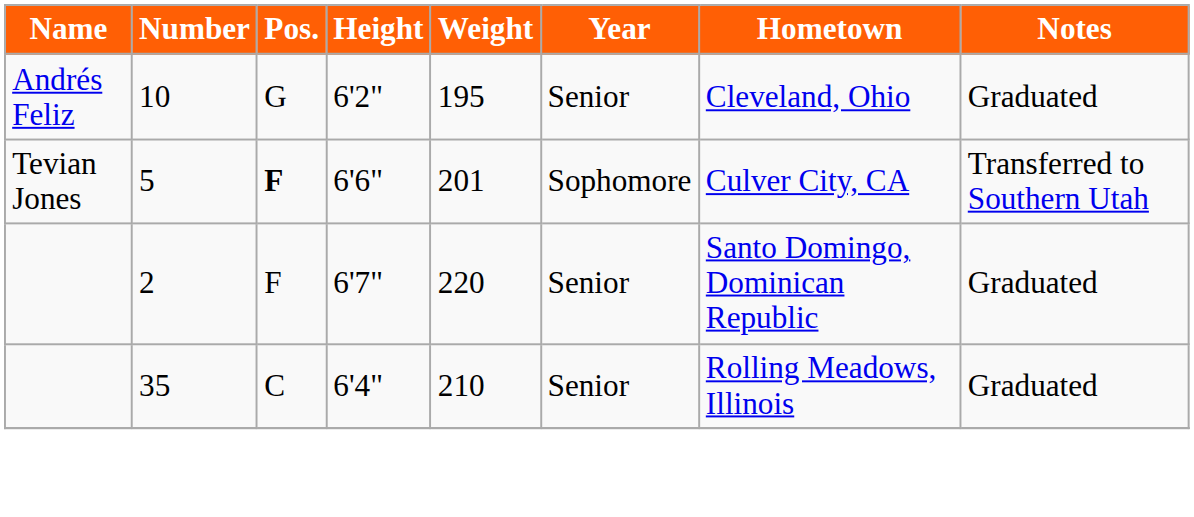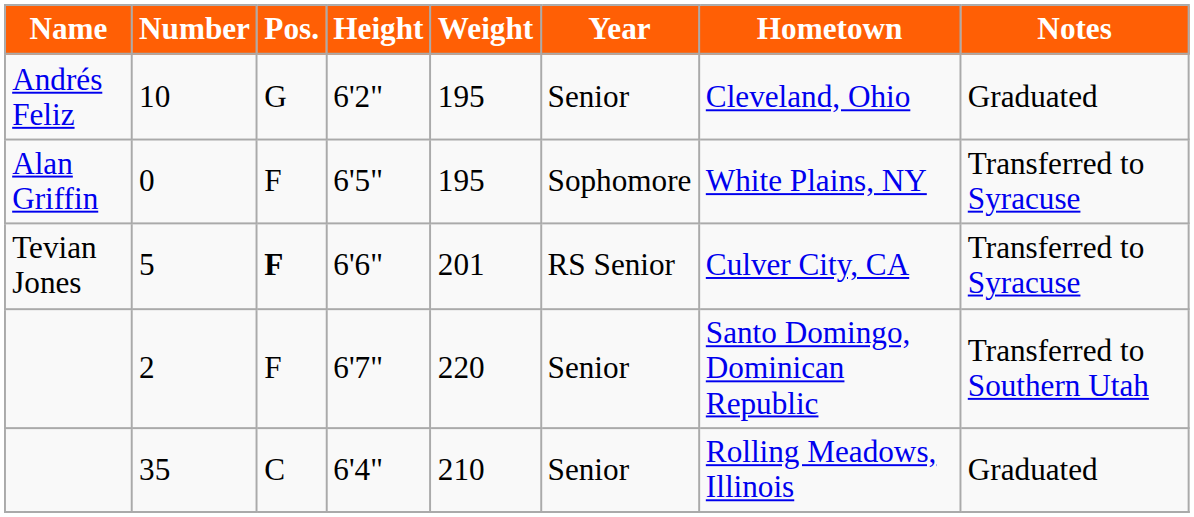+ row: (147, 180)
(619, 180) Sophomore -> (611, 265) RS Senior
(1058, 180) Transferred to Southern Utah -> (1056, 265) Transferred to Syracuse
(1033, 282) Graduated -> (1058, 367) Transferred to Southern Utah
